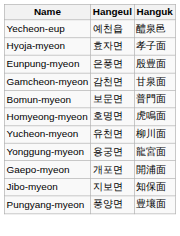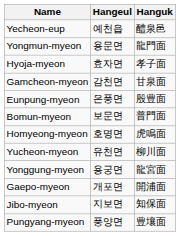+ row: (44, 46)
rows swapped: (43, 64) <-> (47, 81)
